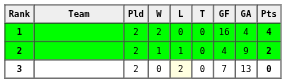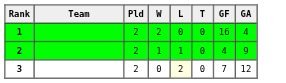- column: (269, 14)
(246, 69) 13 -> (246, 69) 12
